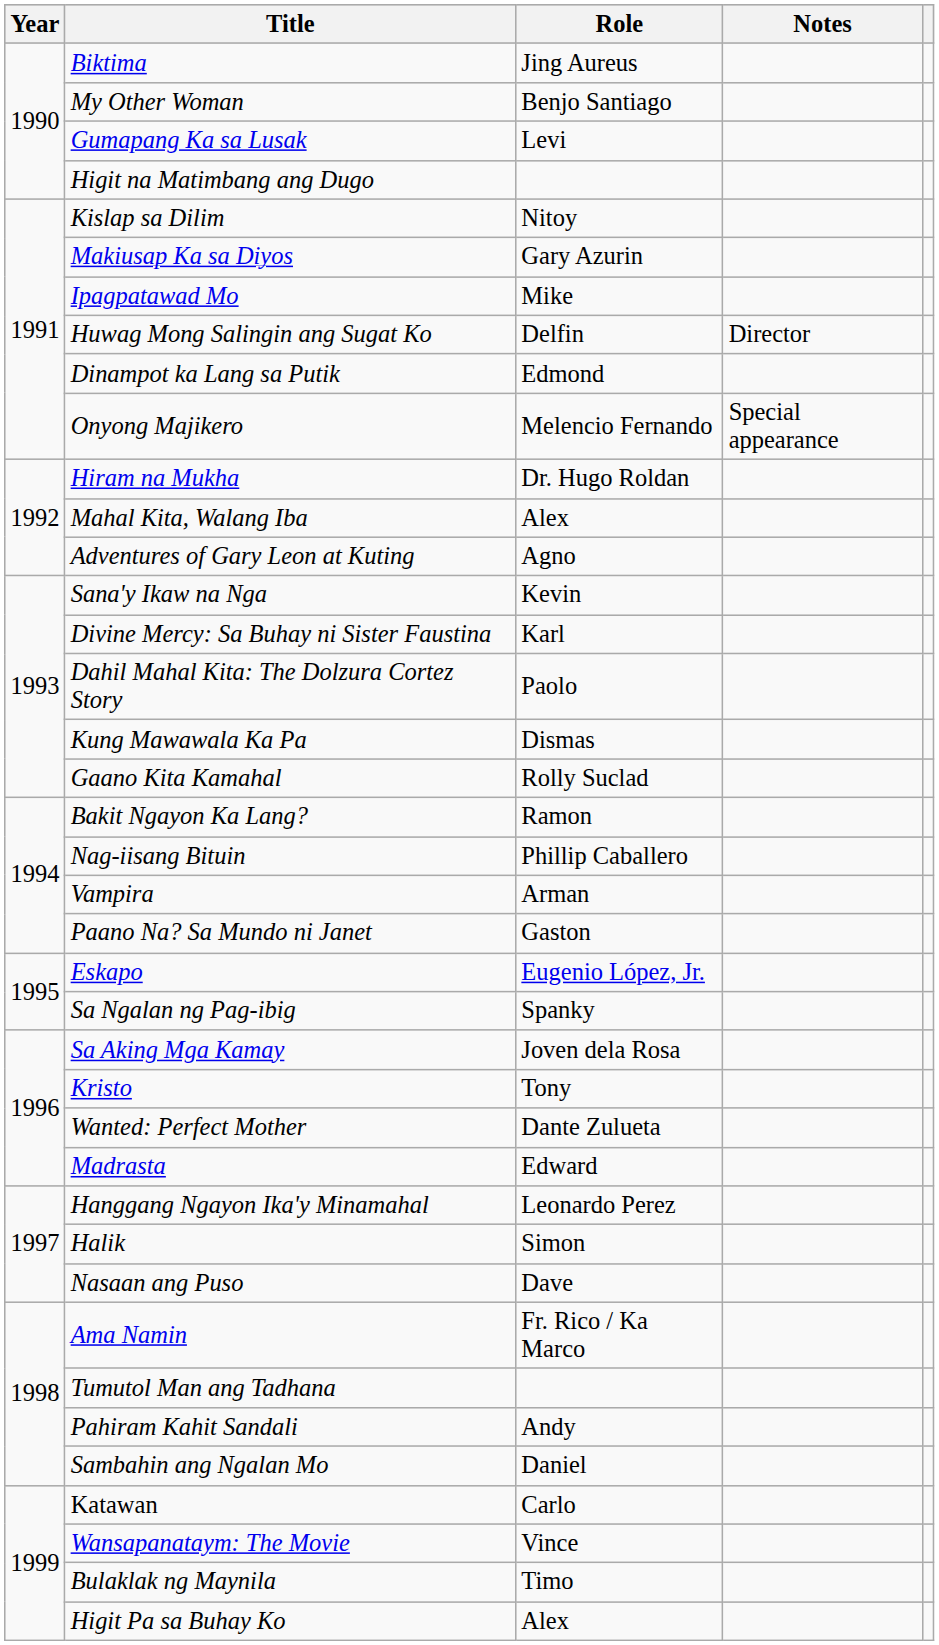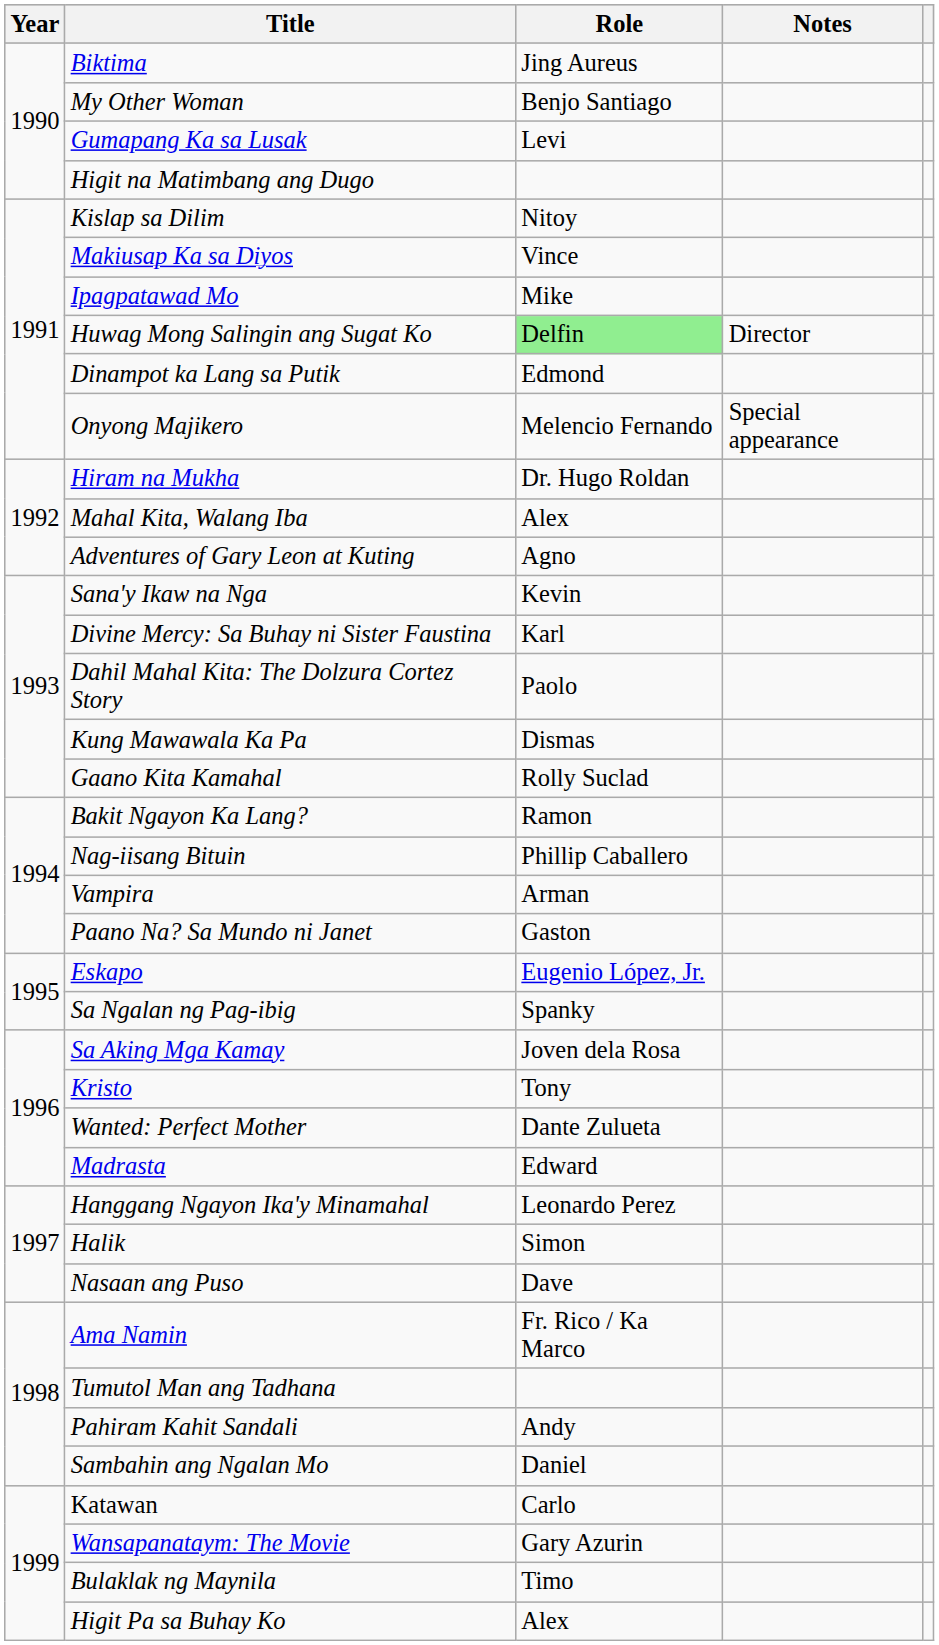(582, 256) Gary Azurin -> (550, 256) Vince
(553, 334) no background -> (553, 334) lightgreen background
(550, 1543) Vince -> (582, 1543) Gary Azurin
